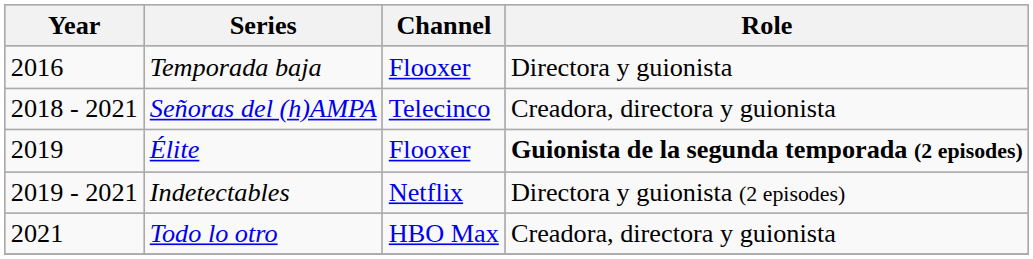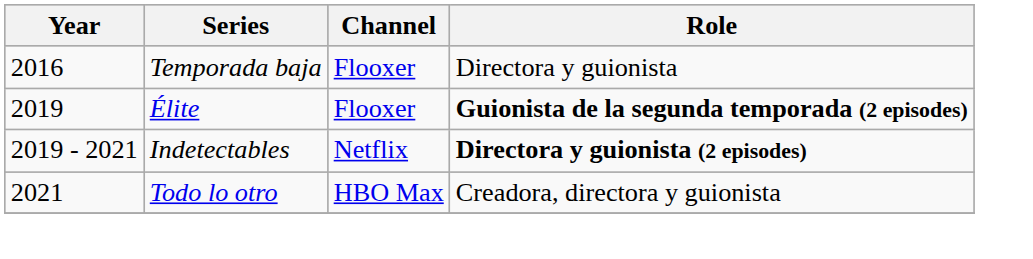- row: (263, 108)
(678, 191) normal -> (631, 150) bold
